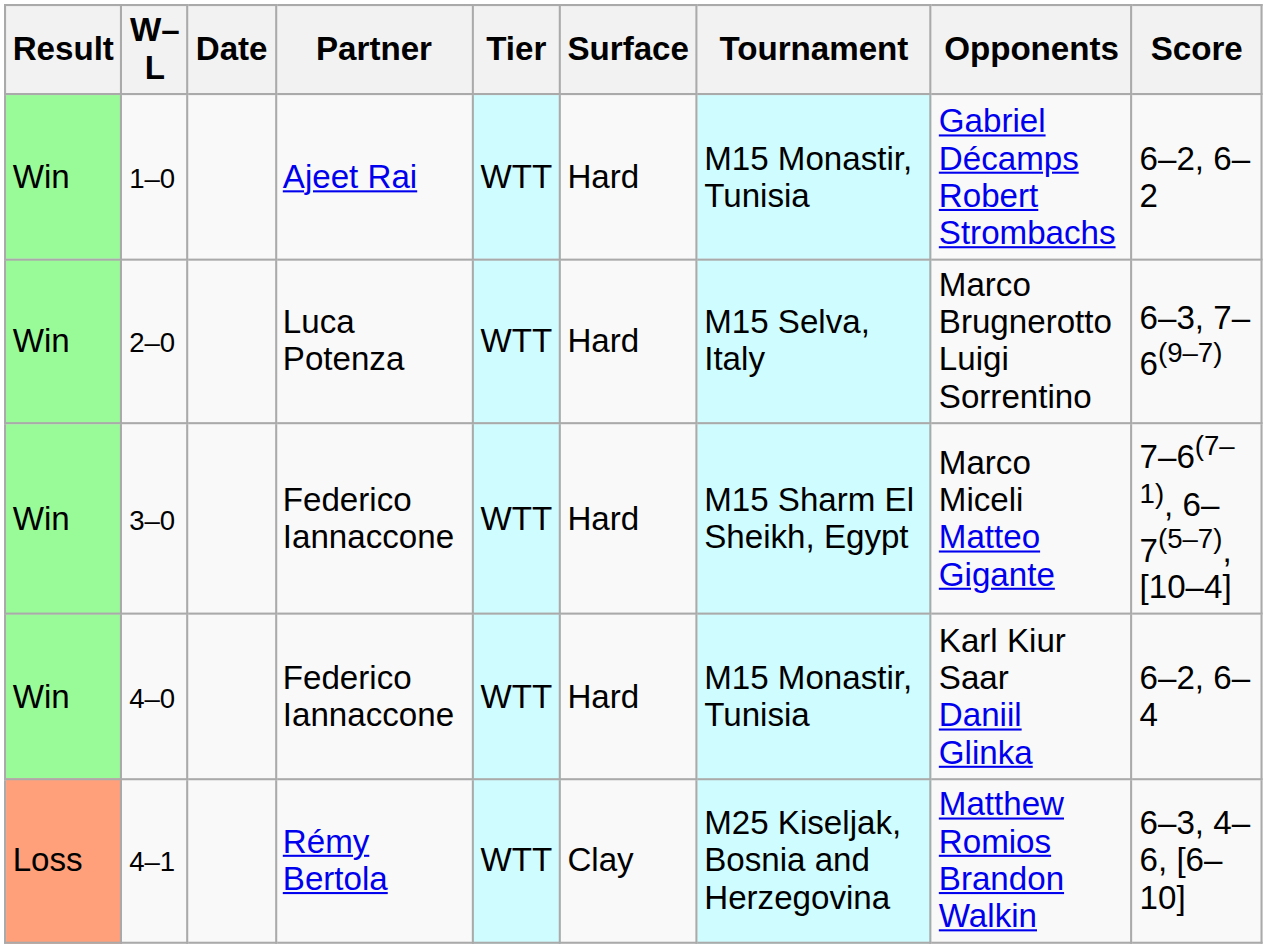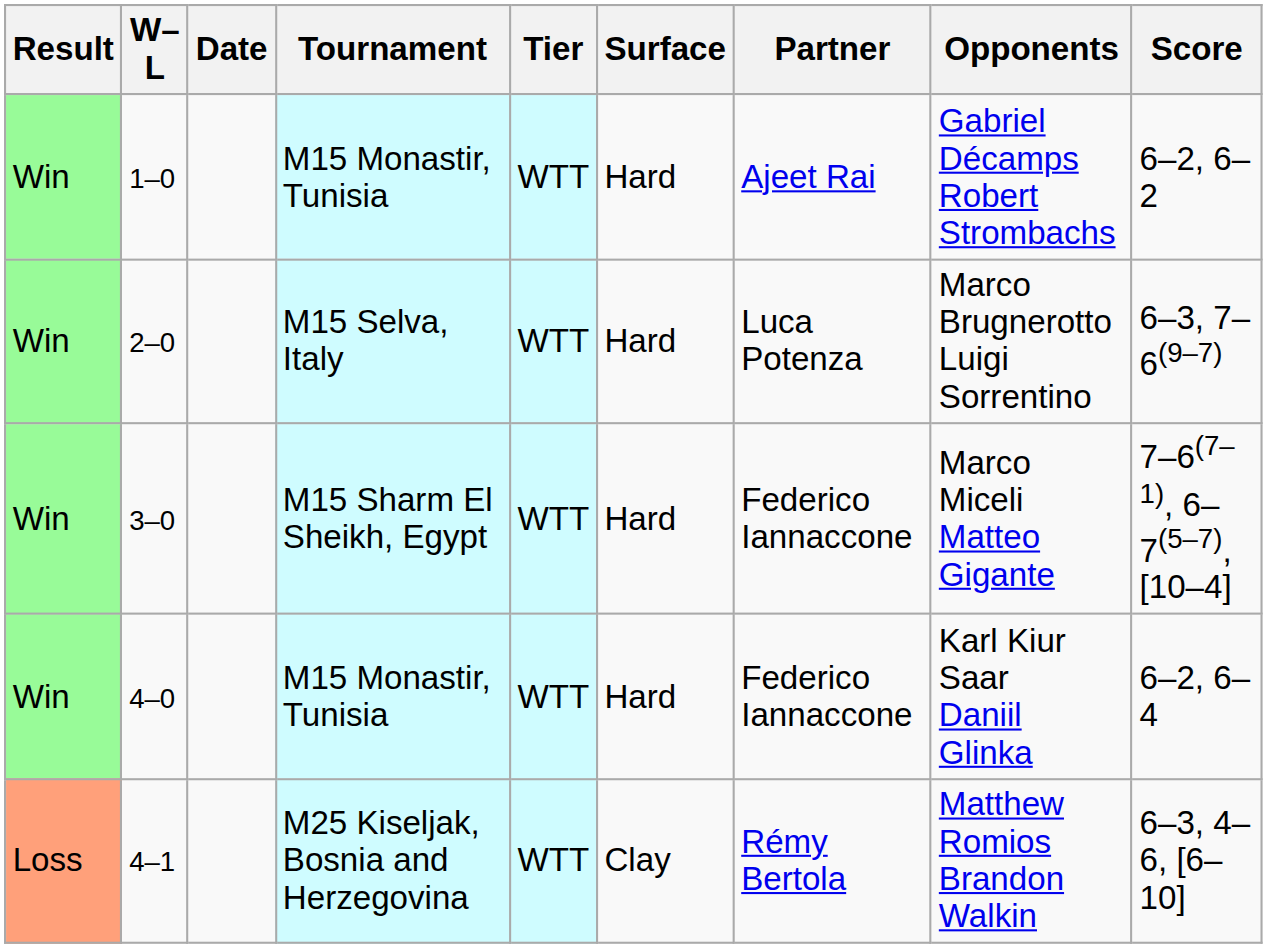columns swapped: (814, 49) <-> (374, 49)
